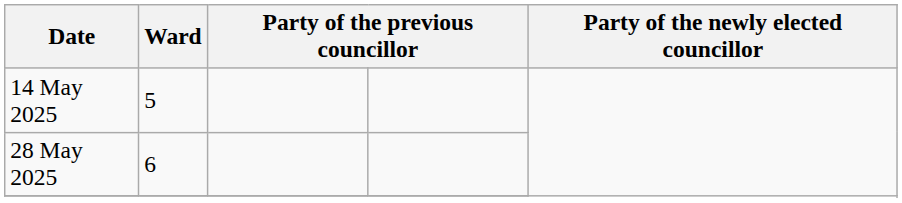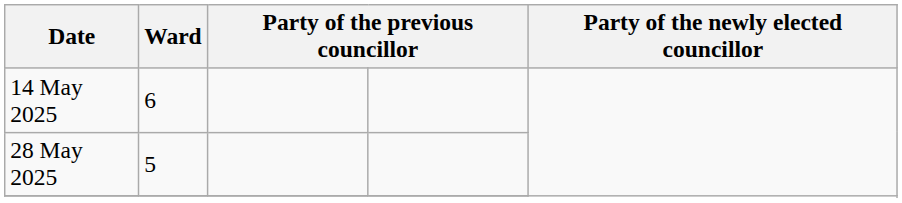(150, 100) 5 -> (150, 100) 6
(150, 163) 6 -> (150, 163) 5
